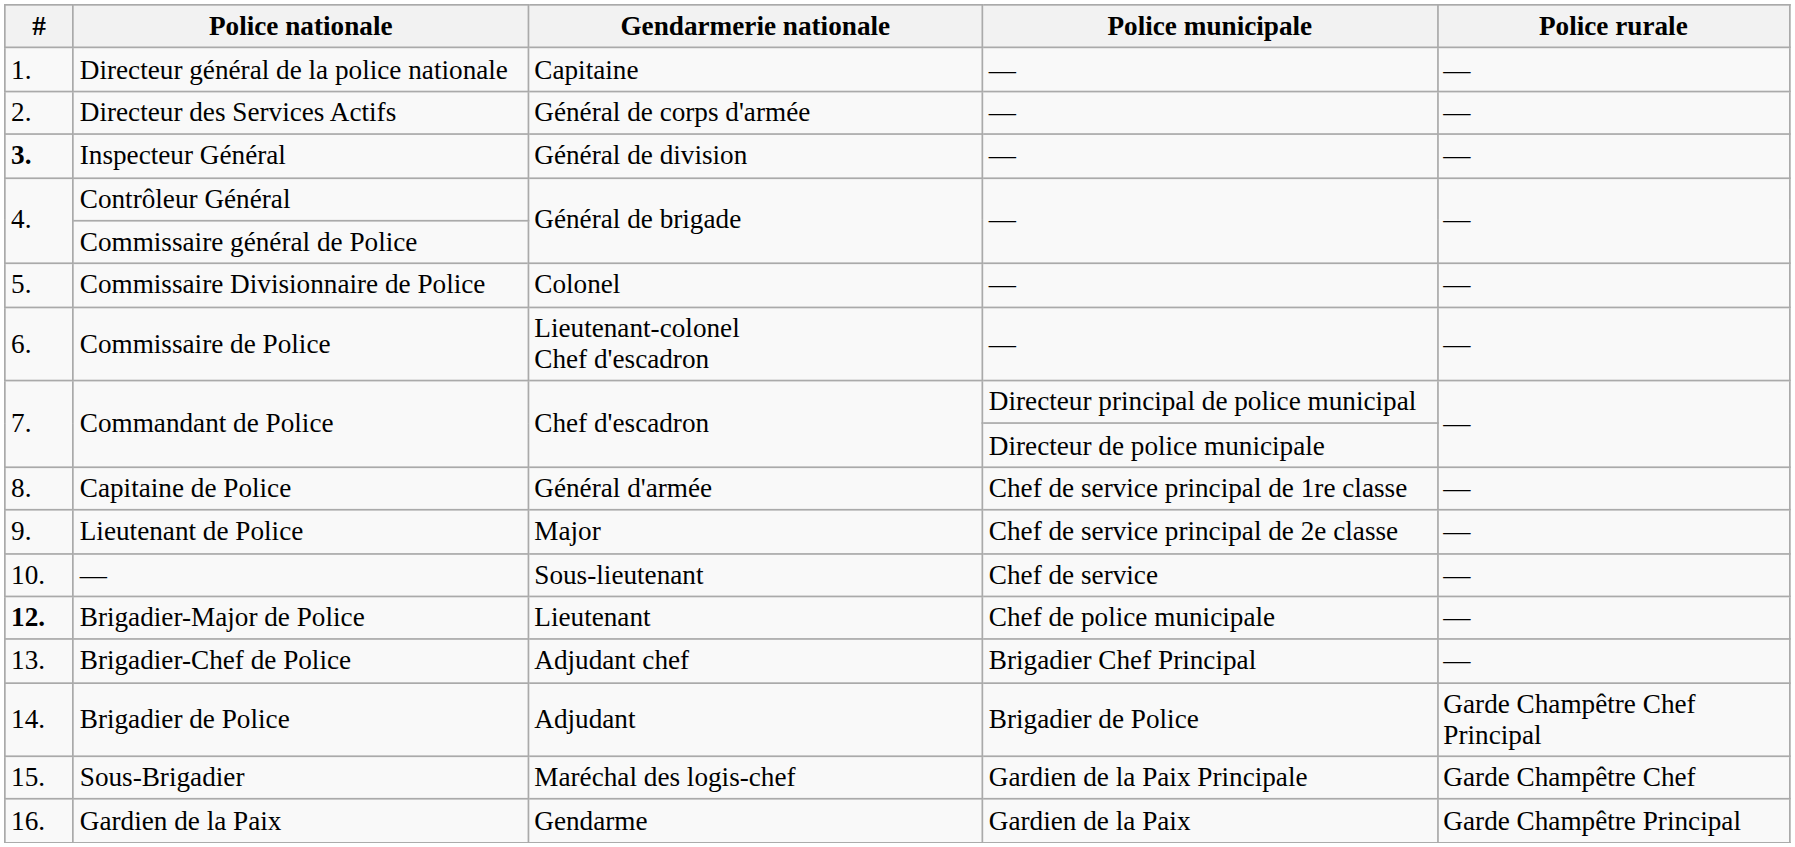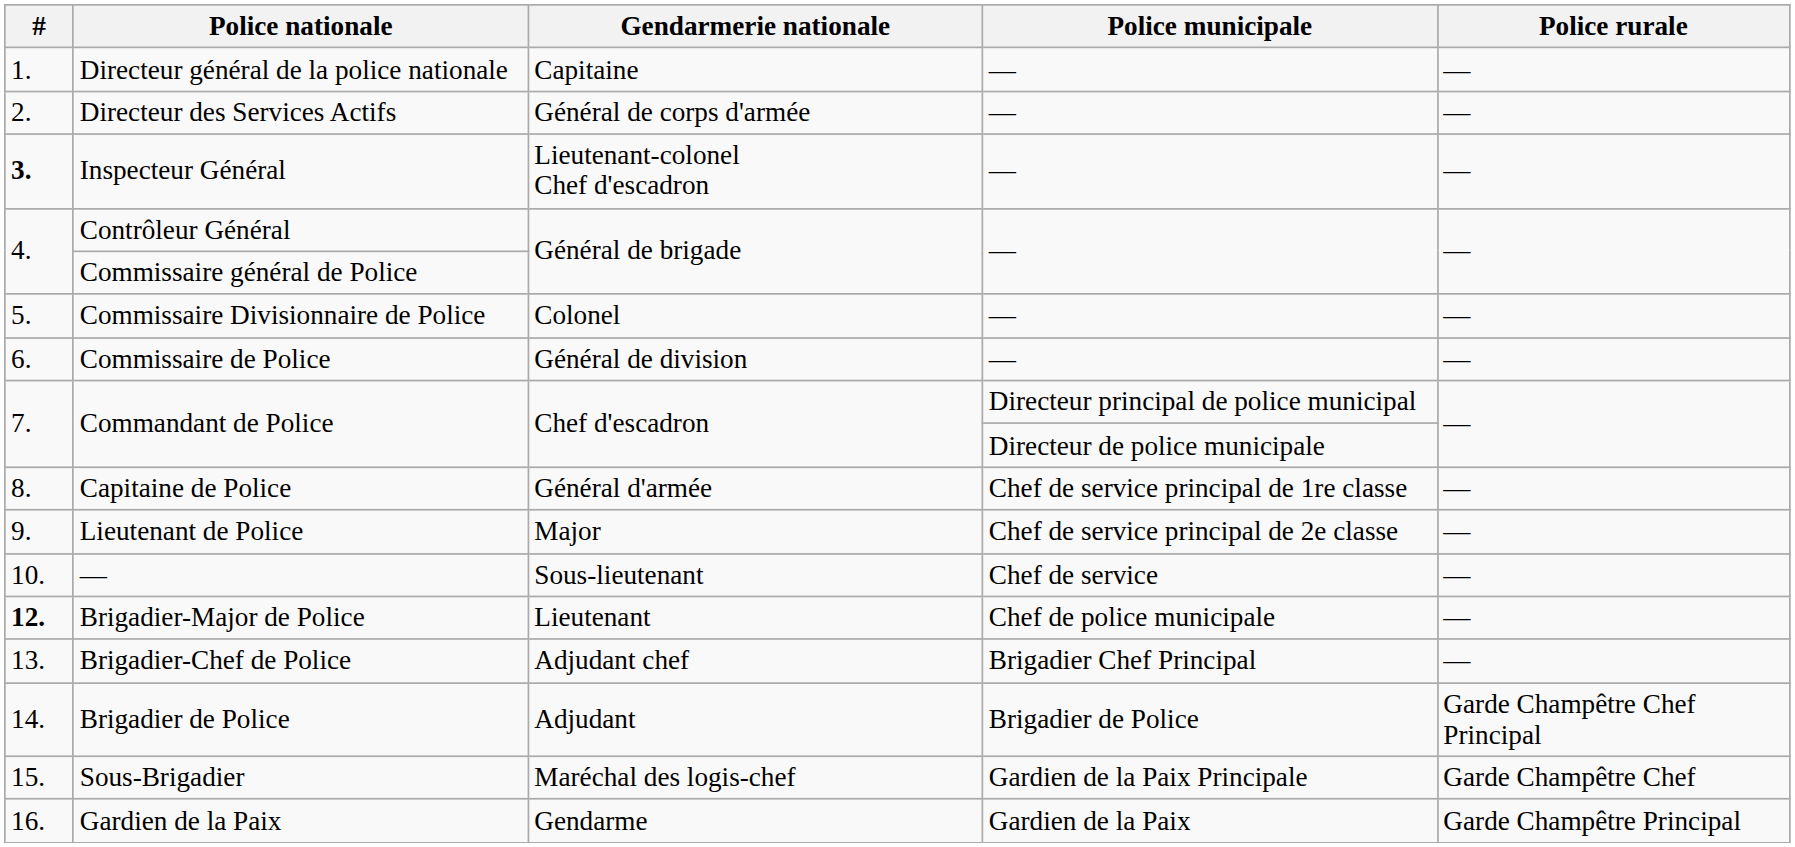(641, 155) Général de division -> (637, 170) Lieutenant-colonel Chef d'escadron
(637, 343) Lieutenant-colonel Chef d'escadron -> (641, 358) Général de division
